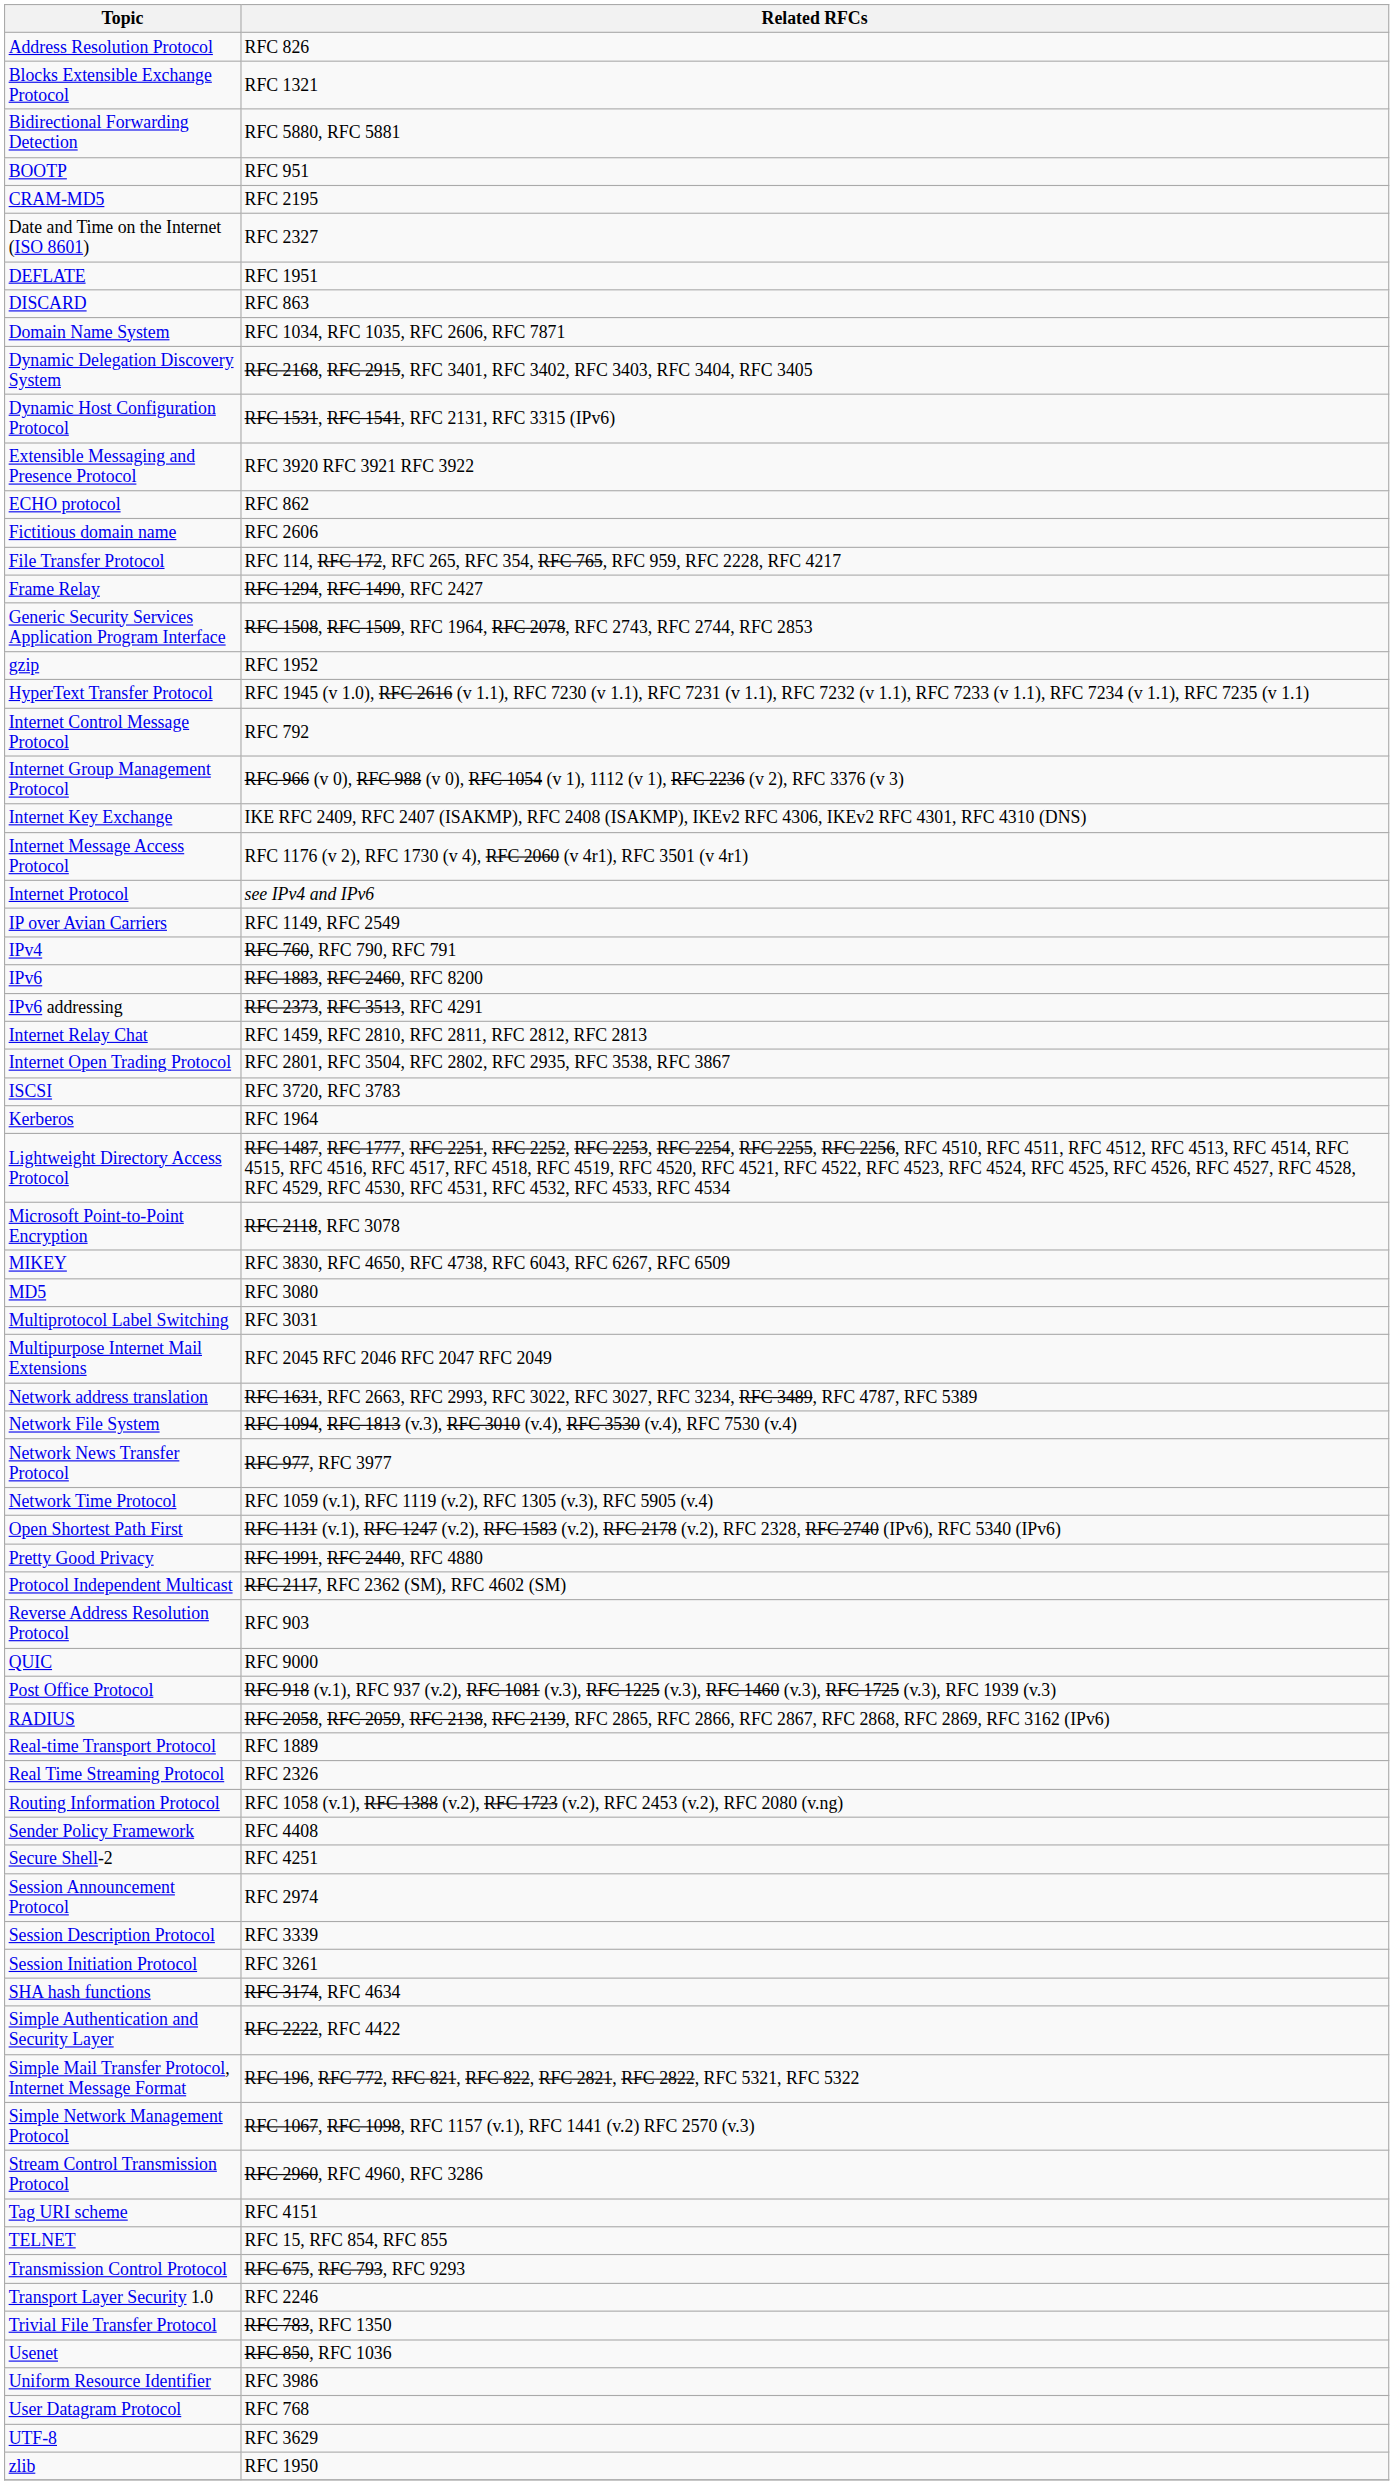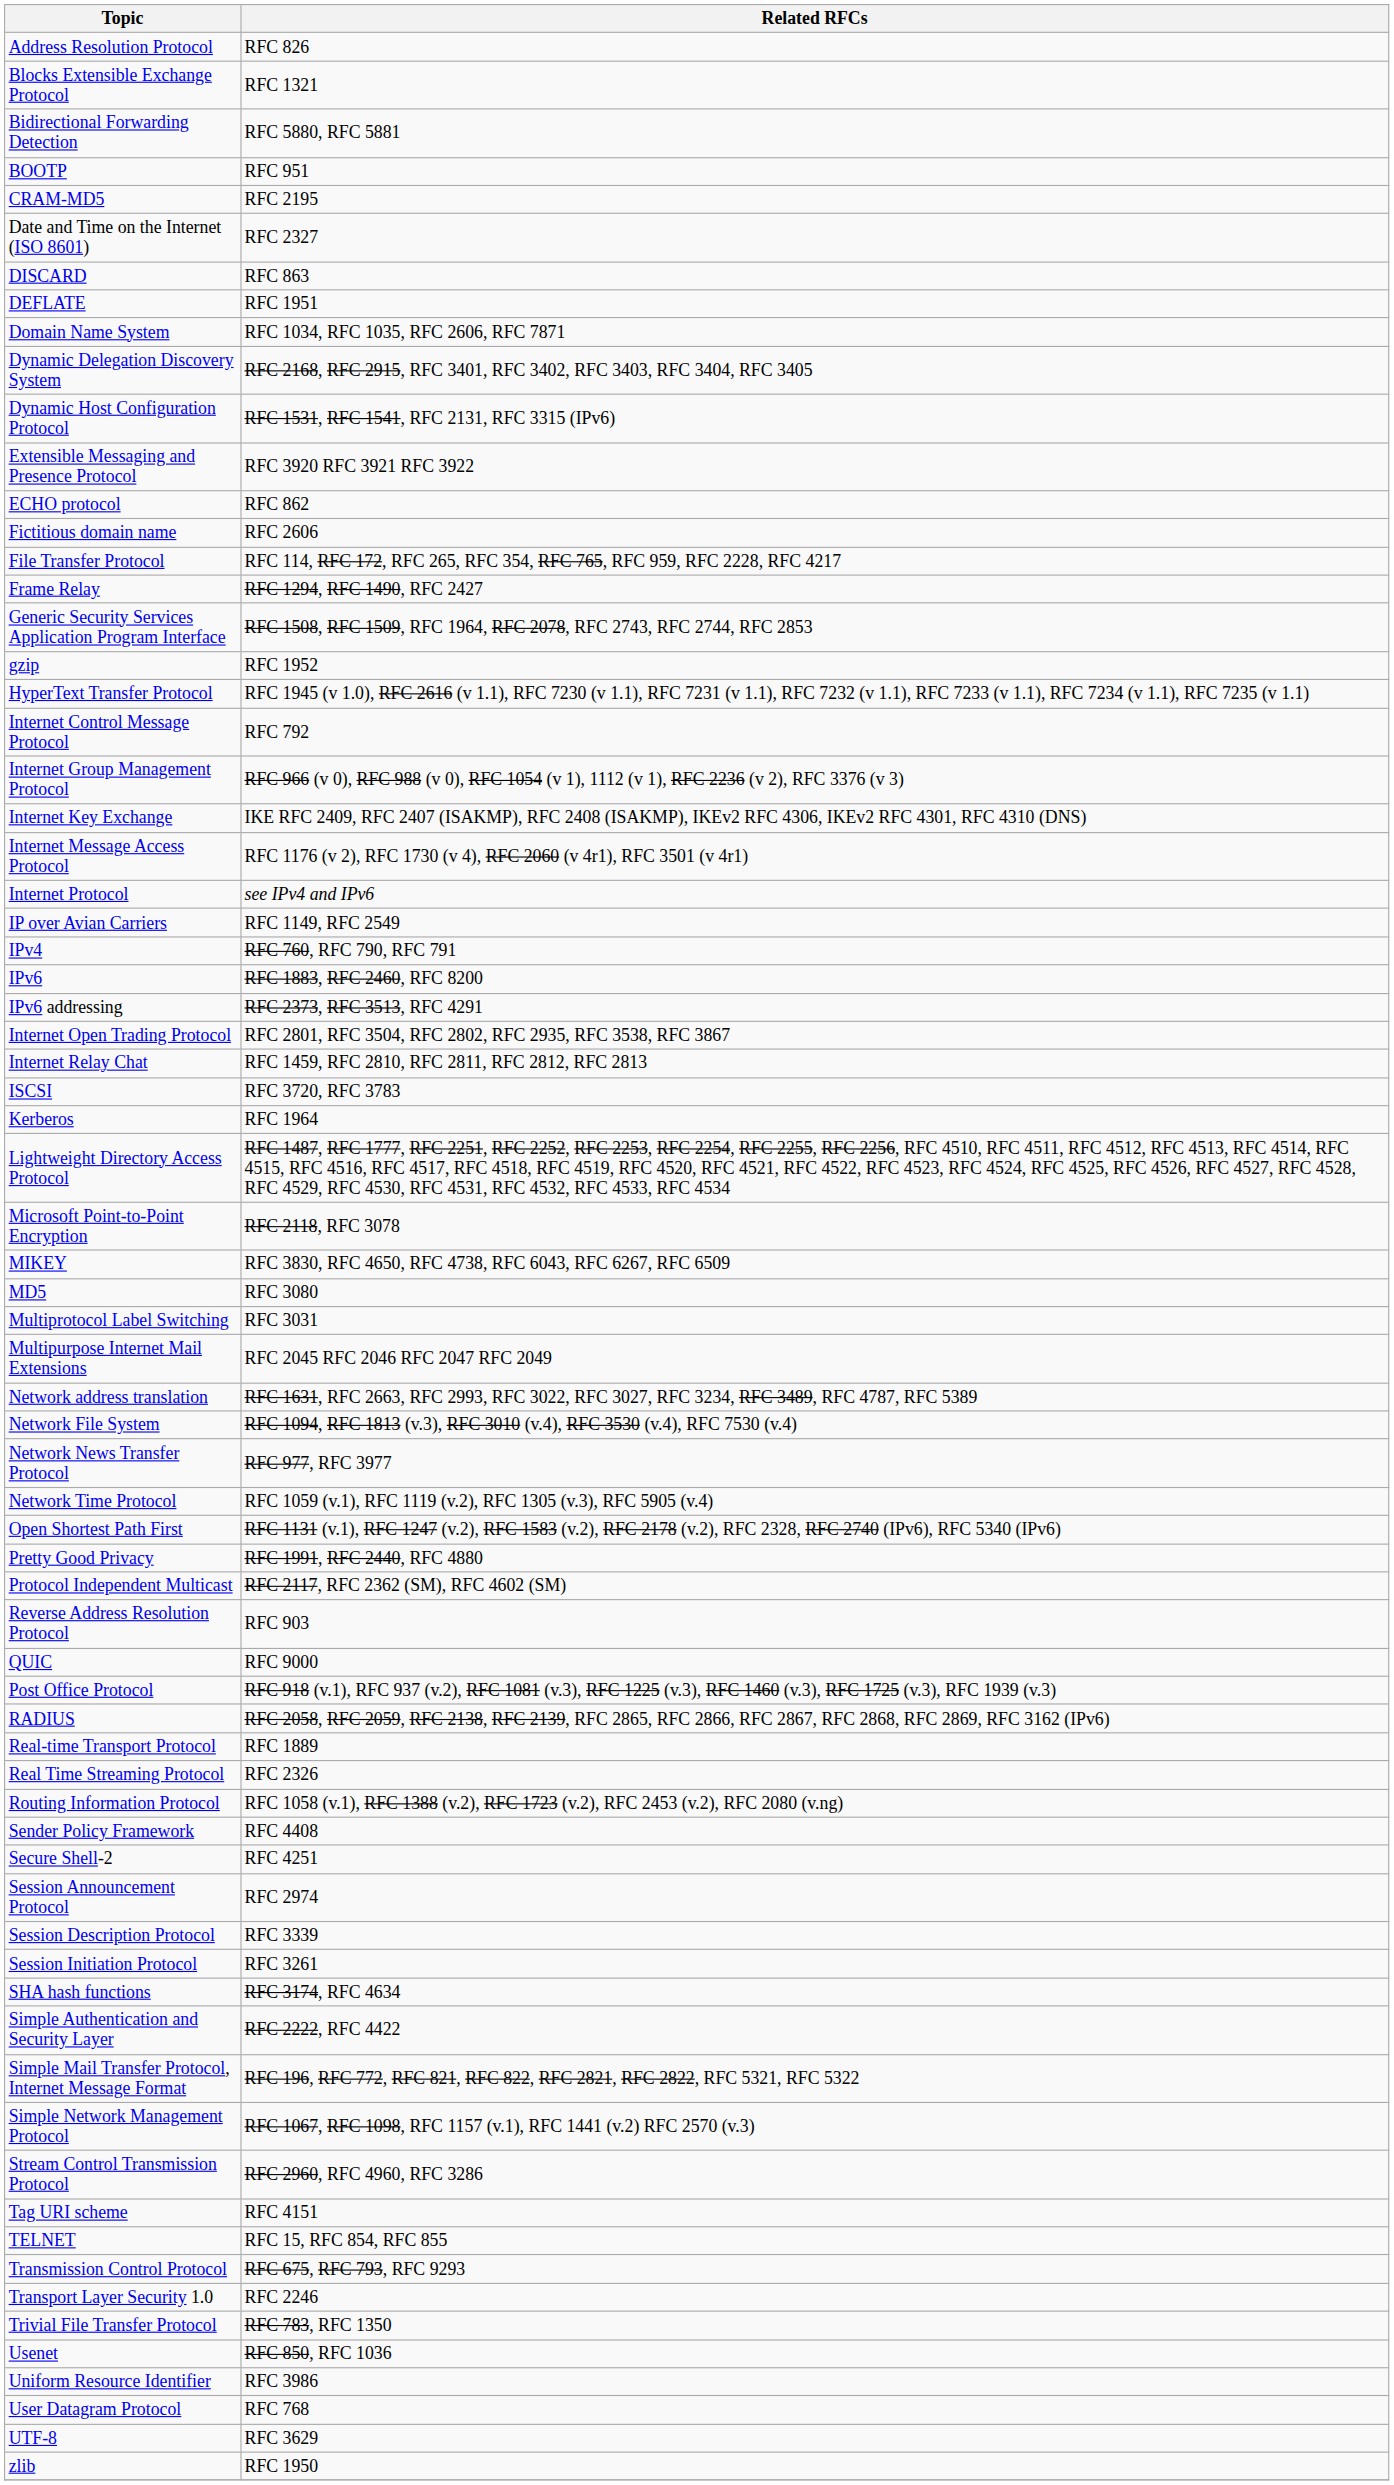rows swapped: (47, 275) <-> (48, 303)
rows swapped: (78, 1035) <-> (120, 1063)
